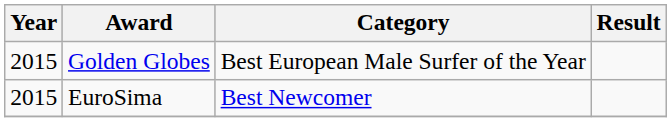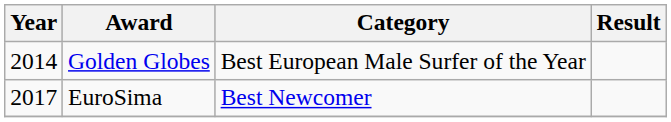(34, 60) 2015 -> (34, 60) 2014
(34, 97) 2015 -> (34, 97) 2017
